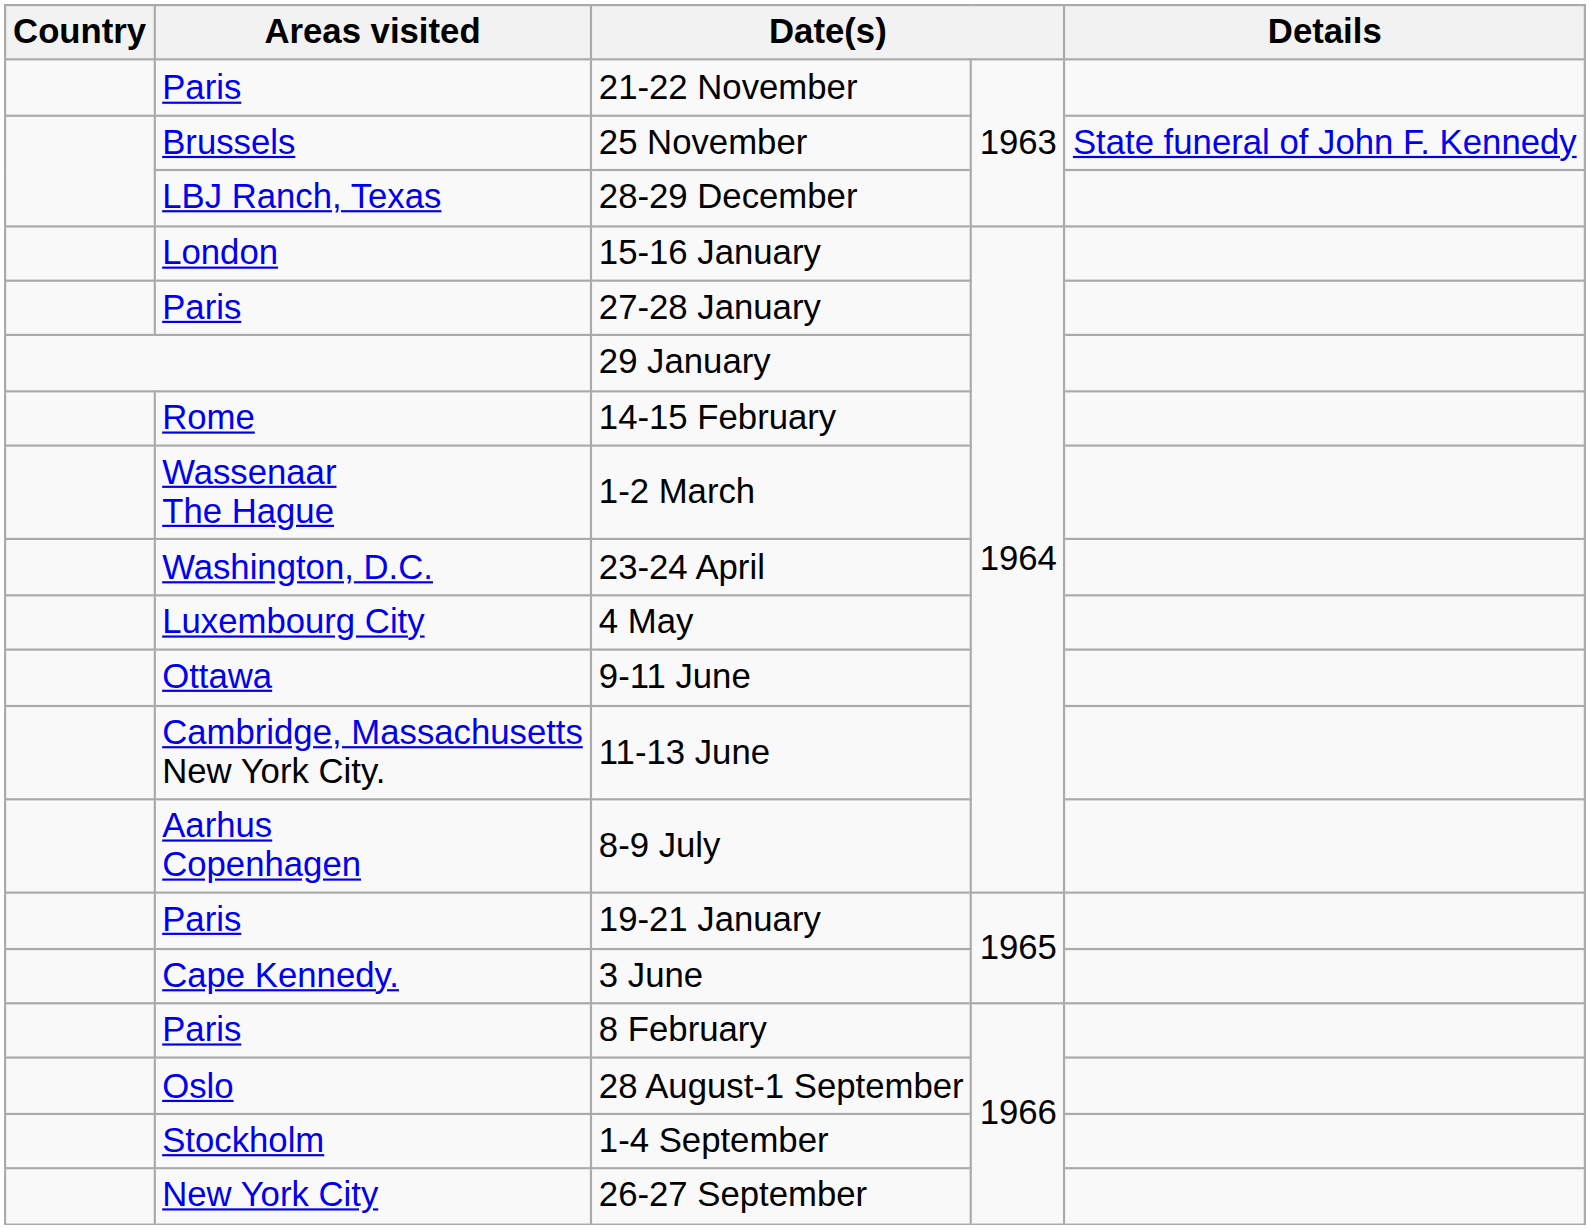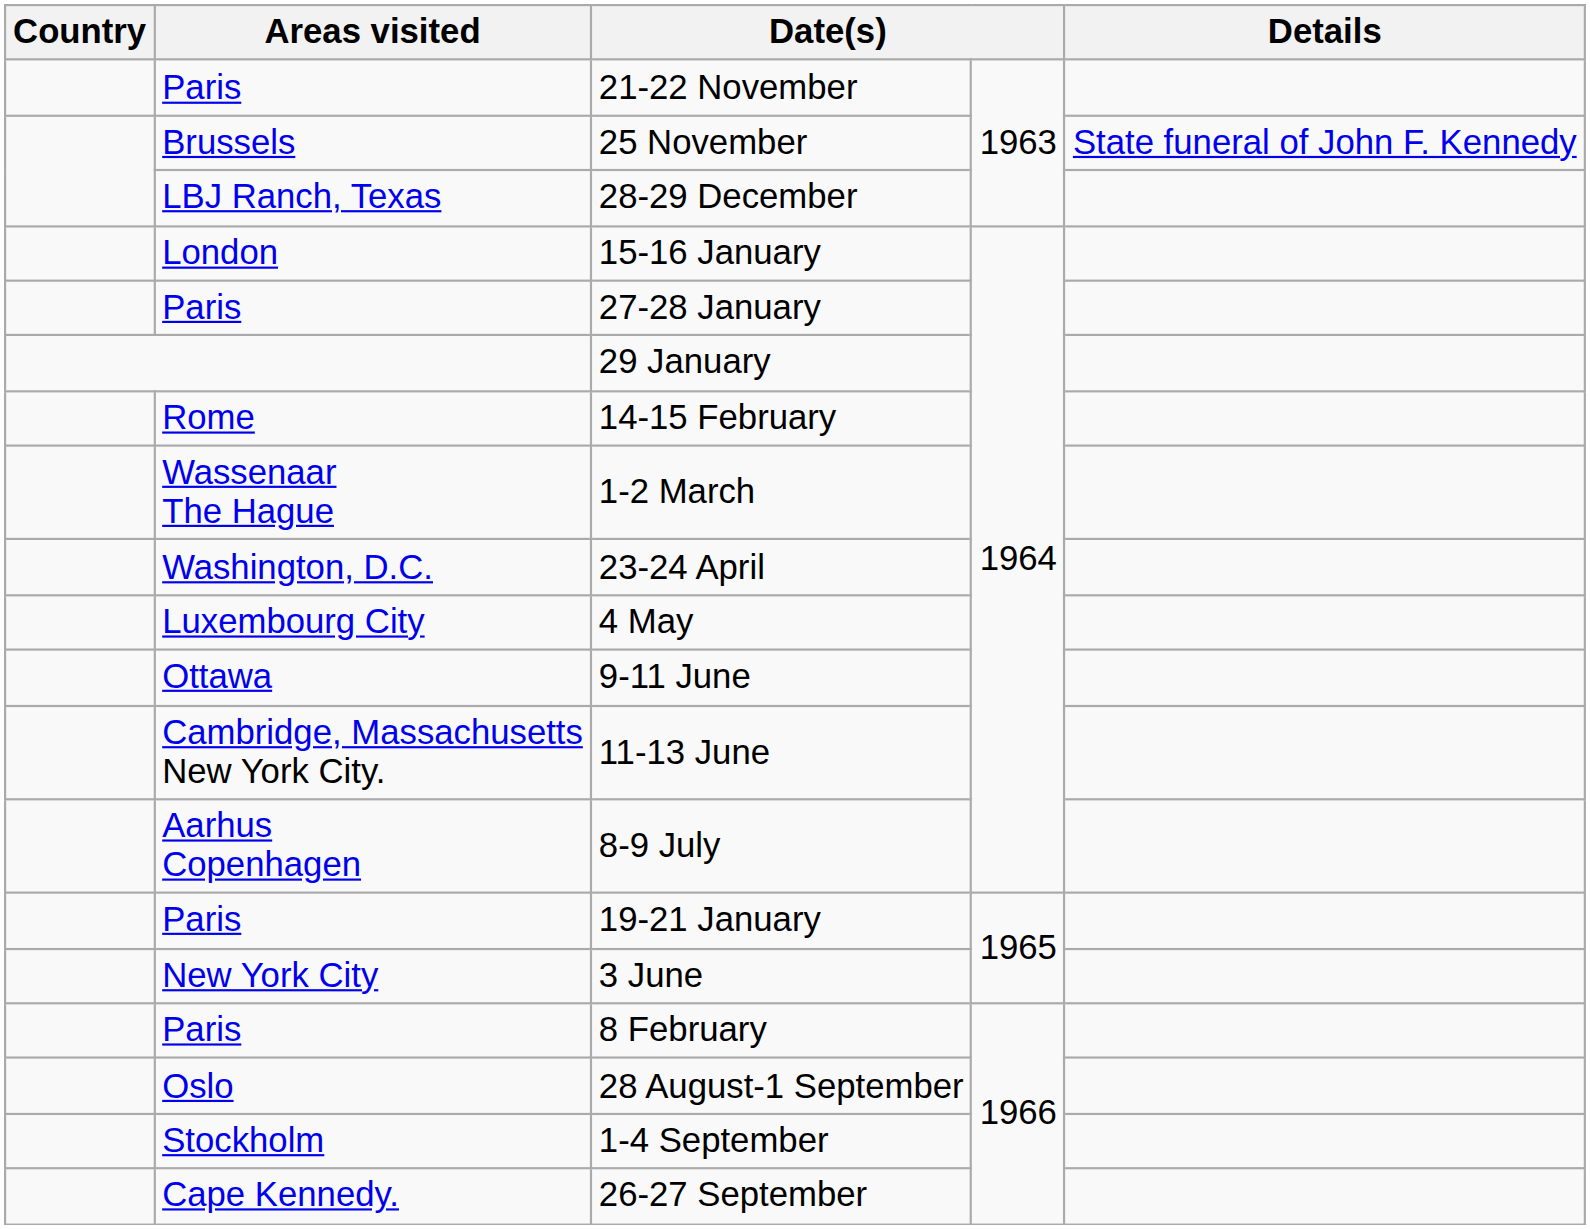(281, 975) Cape Kennedy. -> (270, 975) New York City
(270, 1195) New York City -> (281, 1195) Cape Kennedy.
